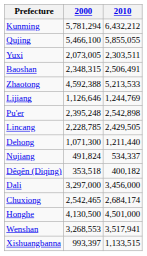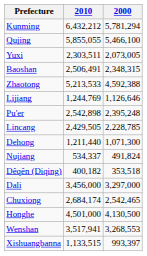columns swapped: (123, 12) <-> (83, 12)
